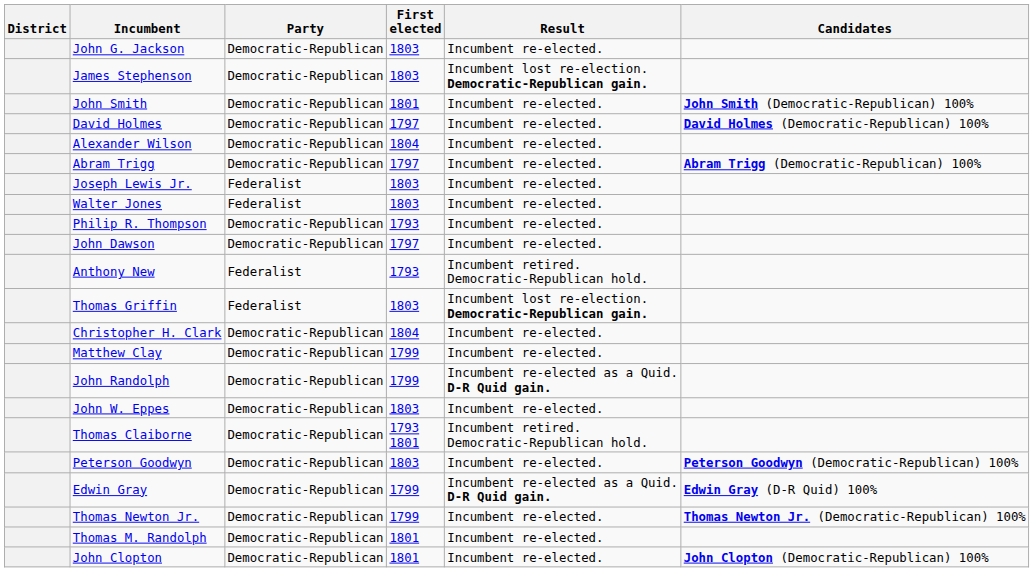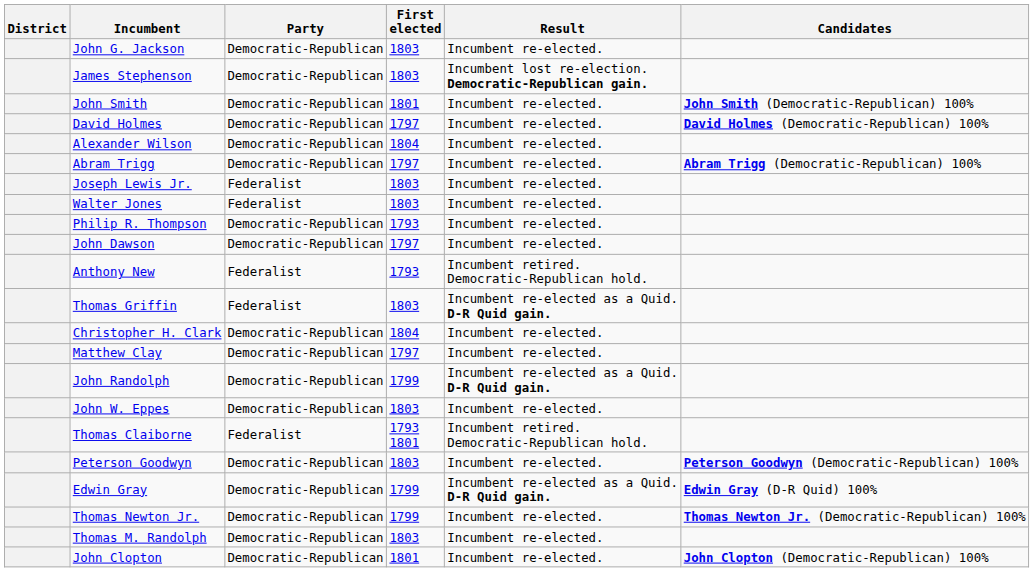(548, 306) Incumbent lost re-election. Democratic-Republican gain. -> (563, 306) Incumbent re-elected as a Quid. D-R Quid gain.
(404, 353) 1799 -> (404, 353) 1797
(305, 435) Democratic-Republican -> (265, 435) Federalist
(404, 537) 1801 -> (404, 537) 1803
